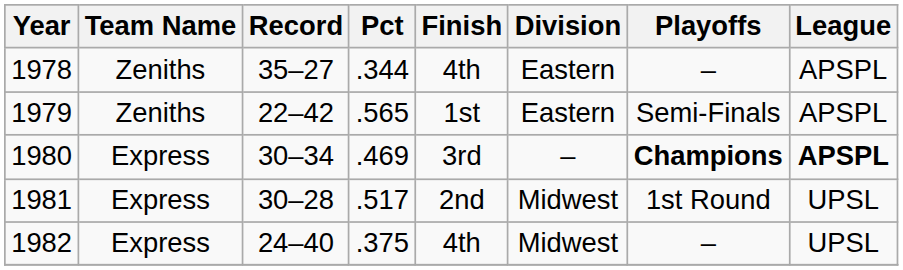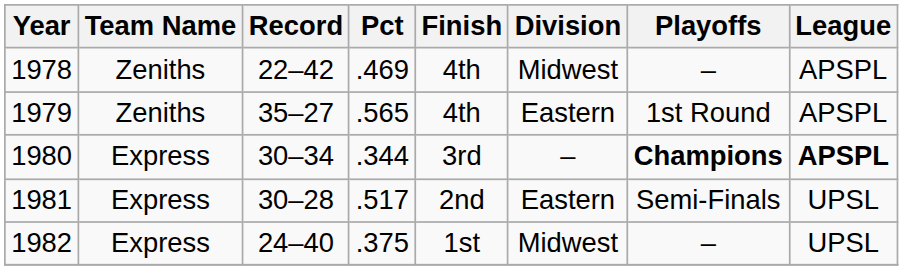(296, 69) 35–27 -> (296, 69) 22–42
(382, 69) .344 -> (382, 69) .469
(568, 69) Eastern -> (568, 69) Midwest
(296, 112) 22–42 -> (296, 112) 35–27
(462, 112) 1st -> (462, 112) 4th
(708, 112) Semi-Finals -> (708, 112) 1st Round
(382, 156) .469 -> (382, 156) .344
(568, 199) Midwest -> (568, 199) Eastern
(708, 199) 1st Round -> (708, 199) Semi-Finals
(462, 243) 4th -> (462, 243) 1st
